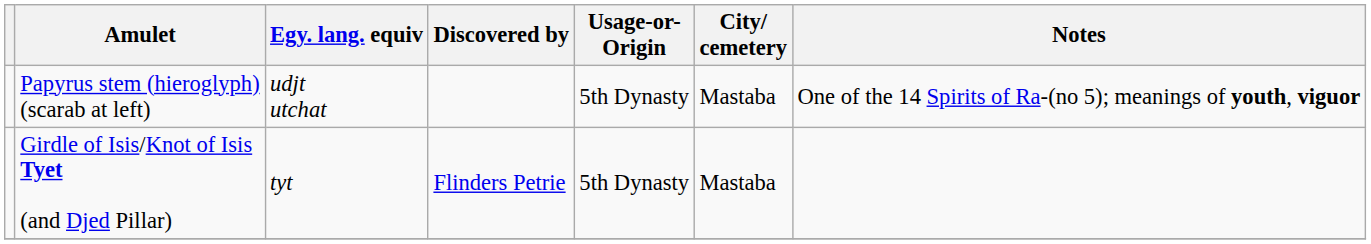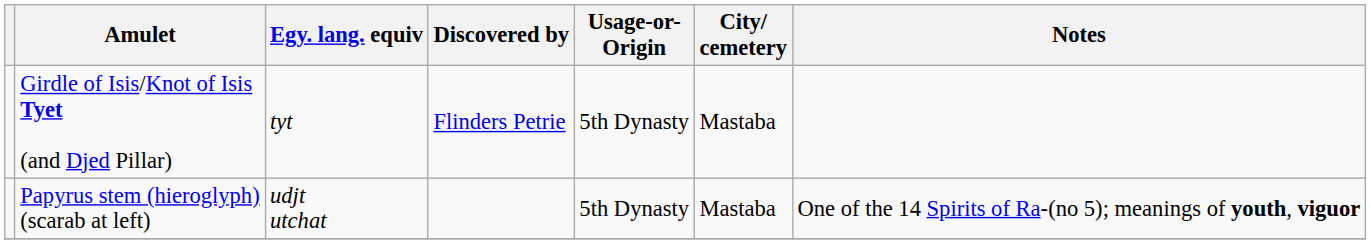rows swapped: (140, 96) <-> (136, 182)
